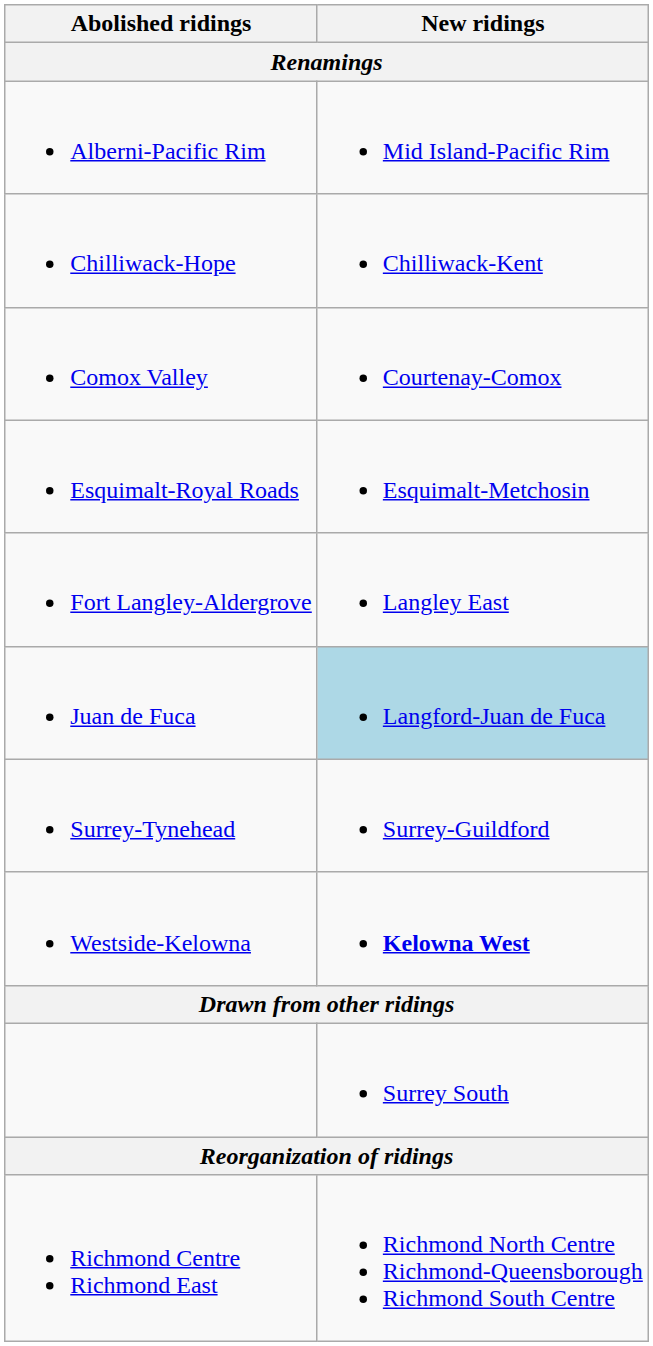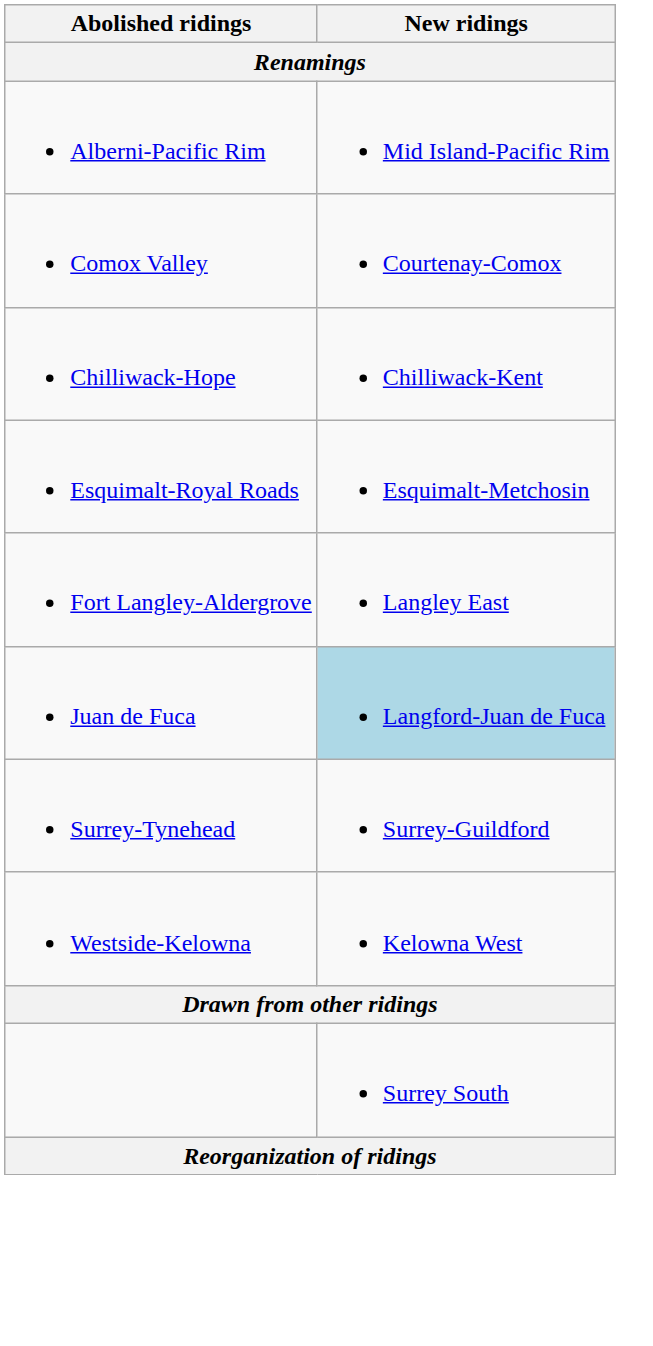rows swapped: (161, 264) <-> (161, 377)
(483, 942) bold -> (466, 942) normal
- row: (161, 1272)
